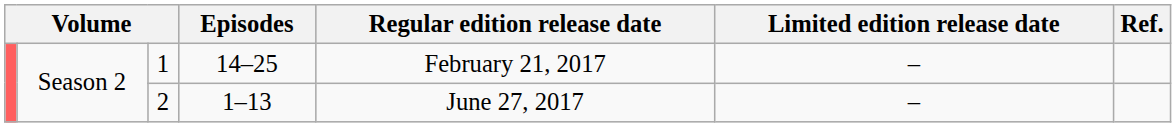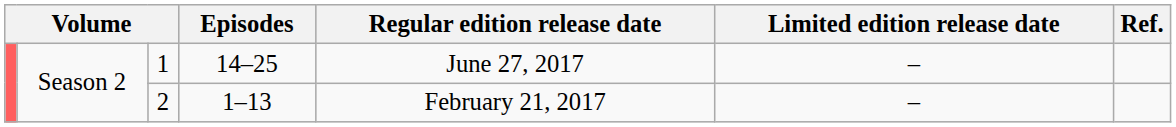(515, 63) February 21, 2017 -> (515, 63) June 27, 2017
(515, 102) June 27, 2017 -> (515, 102) February 21, 2017
